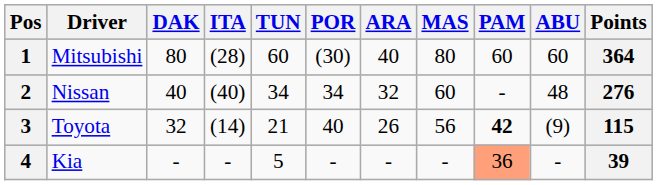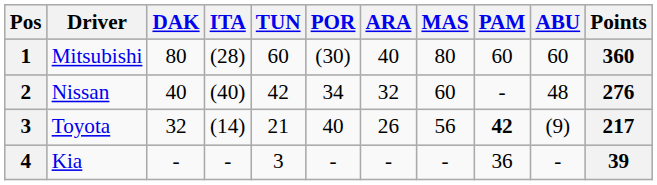(619, 56) 364 -> (619, 56) 360
(278, 91) 34 -> (278, 91) 42
(619, 126) 115 -> (619, 126) 217
(278, 161) 5 -> (278, 161) 3
(502, 161) lightsalmon background -> (502, 161) no background
